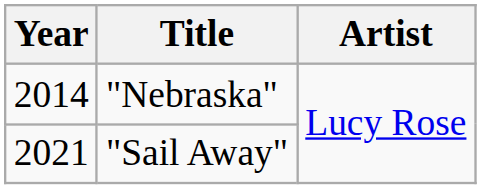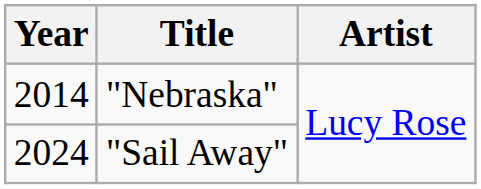(51, 152) 2021 -> (51, 152) 2024
